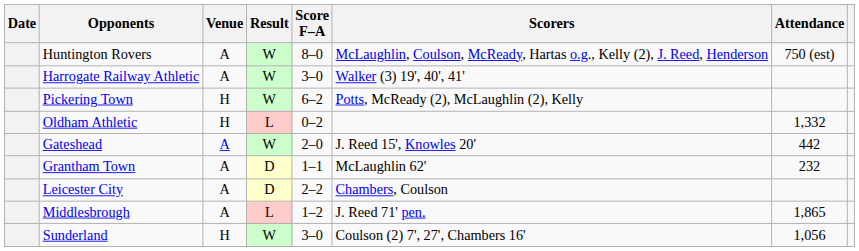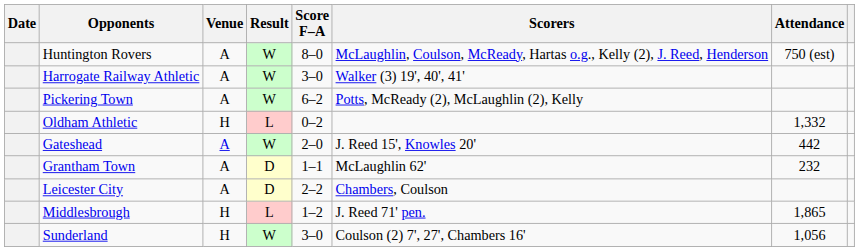(225, 99) H -> (225, 99) A
(225, 212) A -> (225, 212) H
